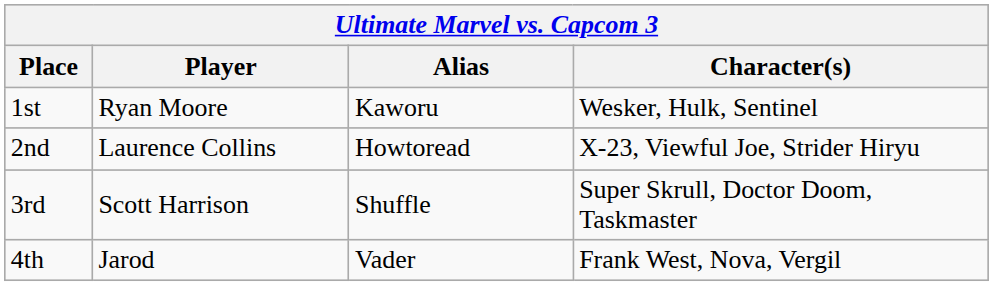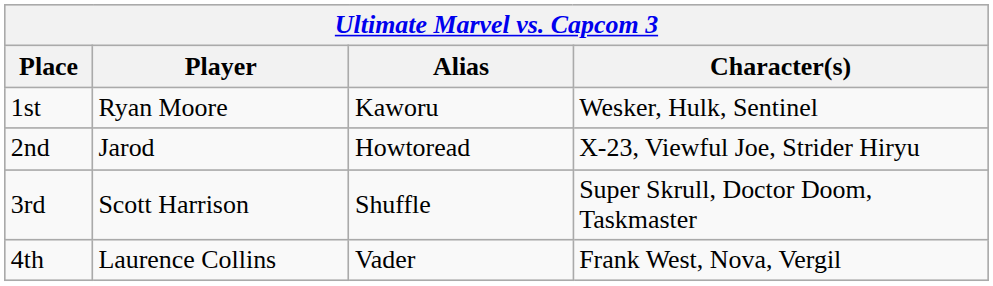(187, 148) Laurence Collins -> (126, 148) Jarod
(126, 259) Jarod -> (187, 259) Laurence Collins
